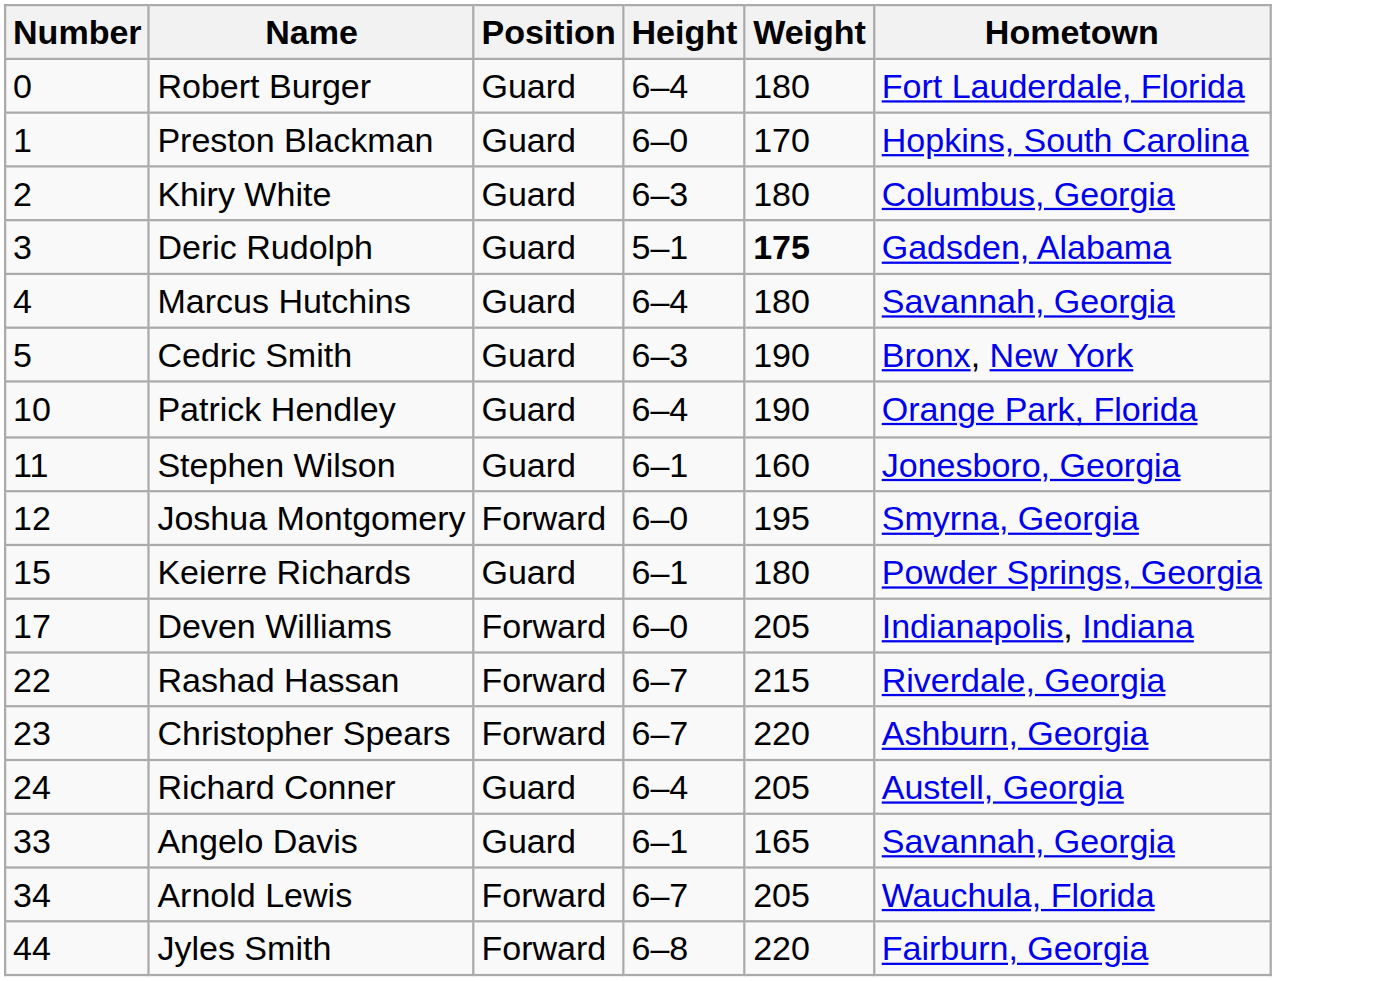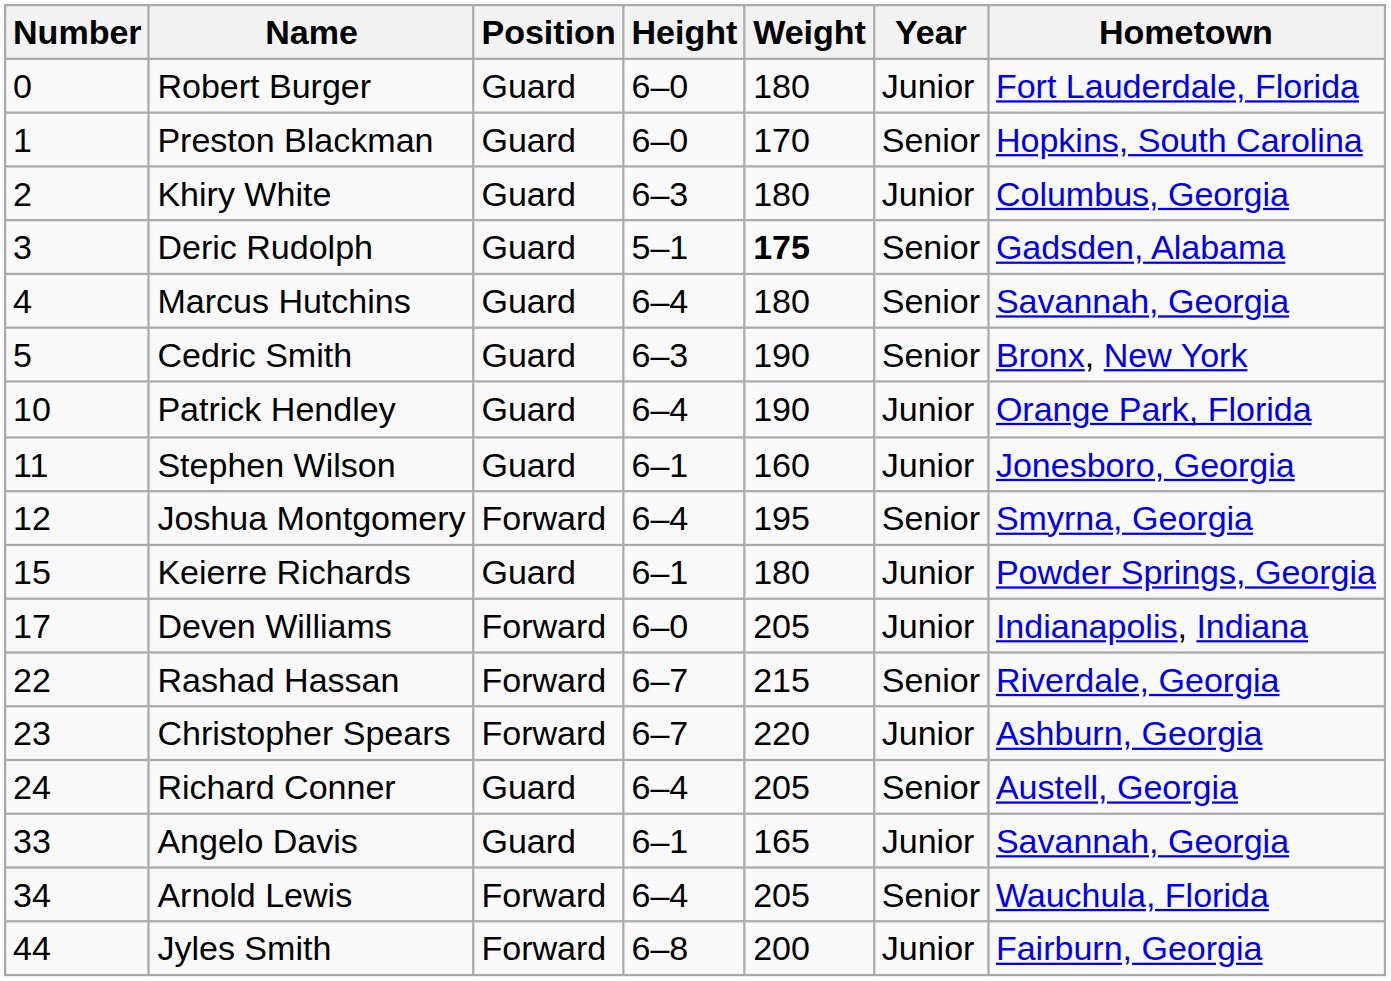+ column: (931, 32)
(660, 86) 6–4 -> (660, 86) 6–0
(660, 517) 6–0 -> (660, 517) 6–4
(660, 895) 6–7 -> (660, 895) 6–4
(782, 949) 220 -> (782, 949) 200
